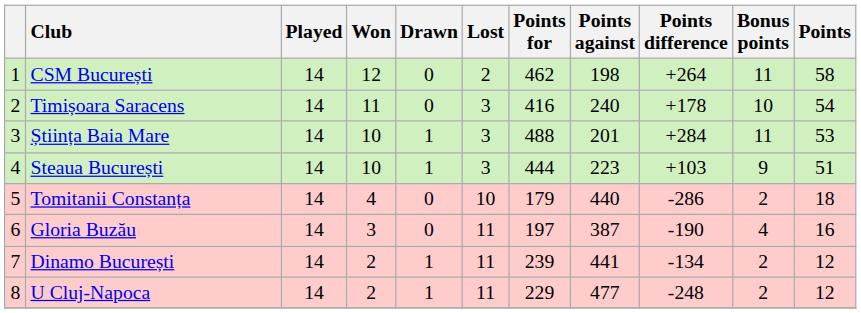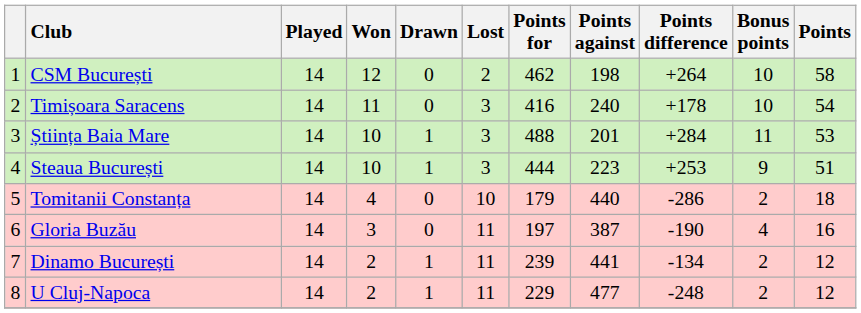(763, 74) 11 -> (763, 74) 10
(686, 167) +103 -> (686, 167) +253
